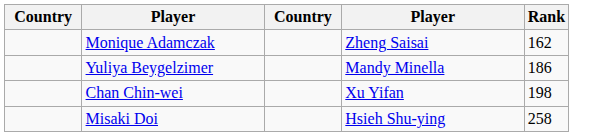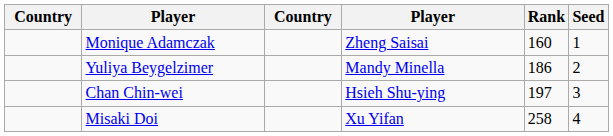+ column: (588, 17)
(540, 42) 162 -> (540, 42) 160
(375, 93) Xu Yifan -> (395, 93) Hsieh Shu-ying
(540, 93) 198 -> (540, 93) 197
(395, 118) Hsieh Shu-ying -> (375, 118) Xu Yifan
